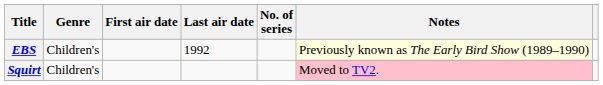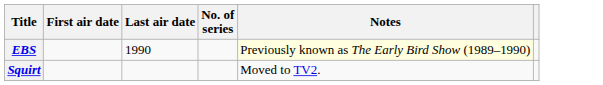- column: (73, 22)
(197, 49) 1992 -> (138, 49) 1990
(339, 70) pink background -> (280, 70) no background
